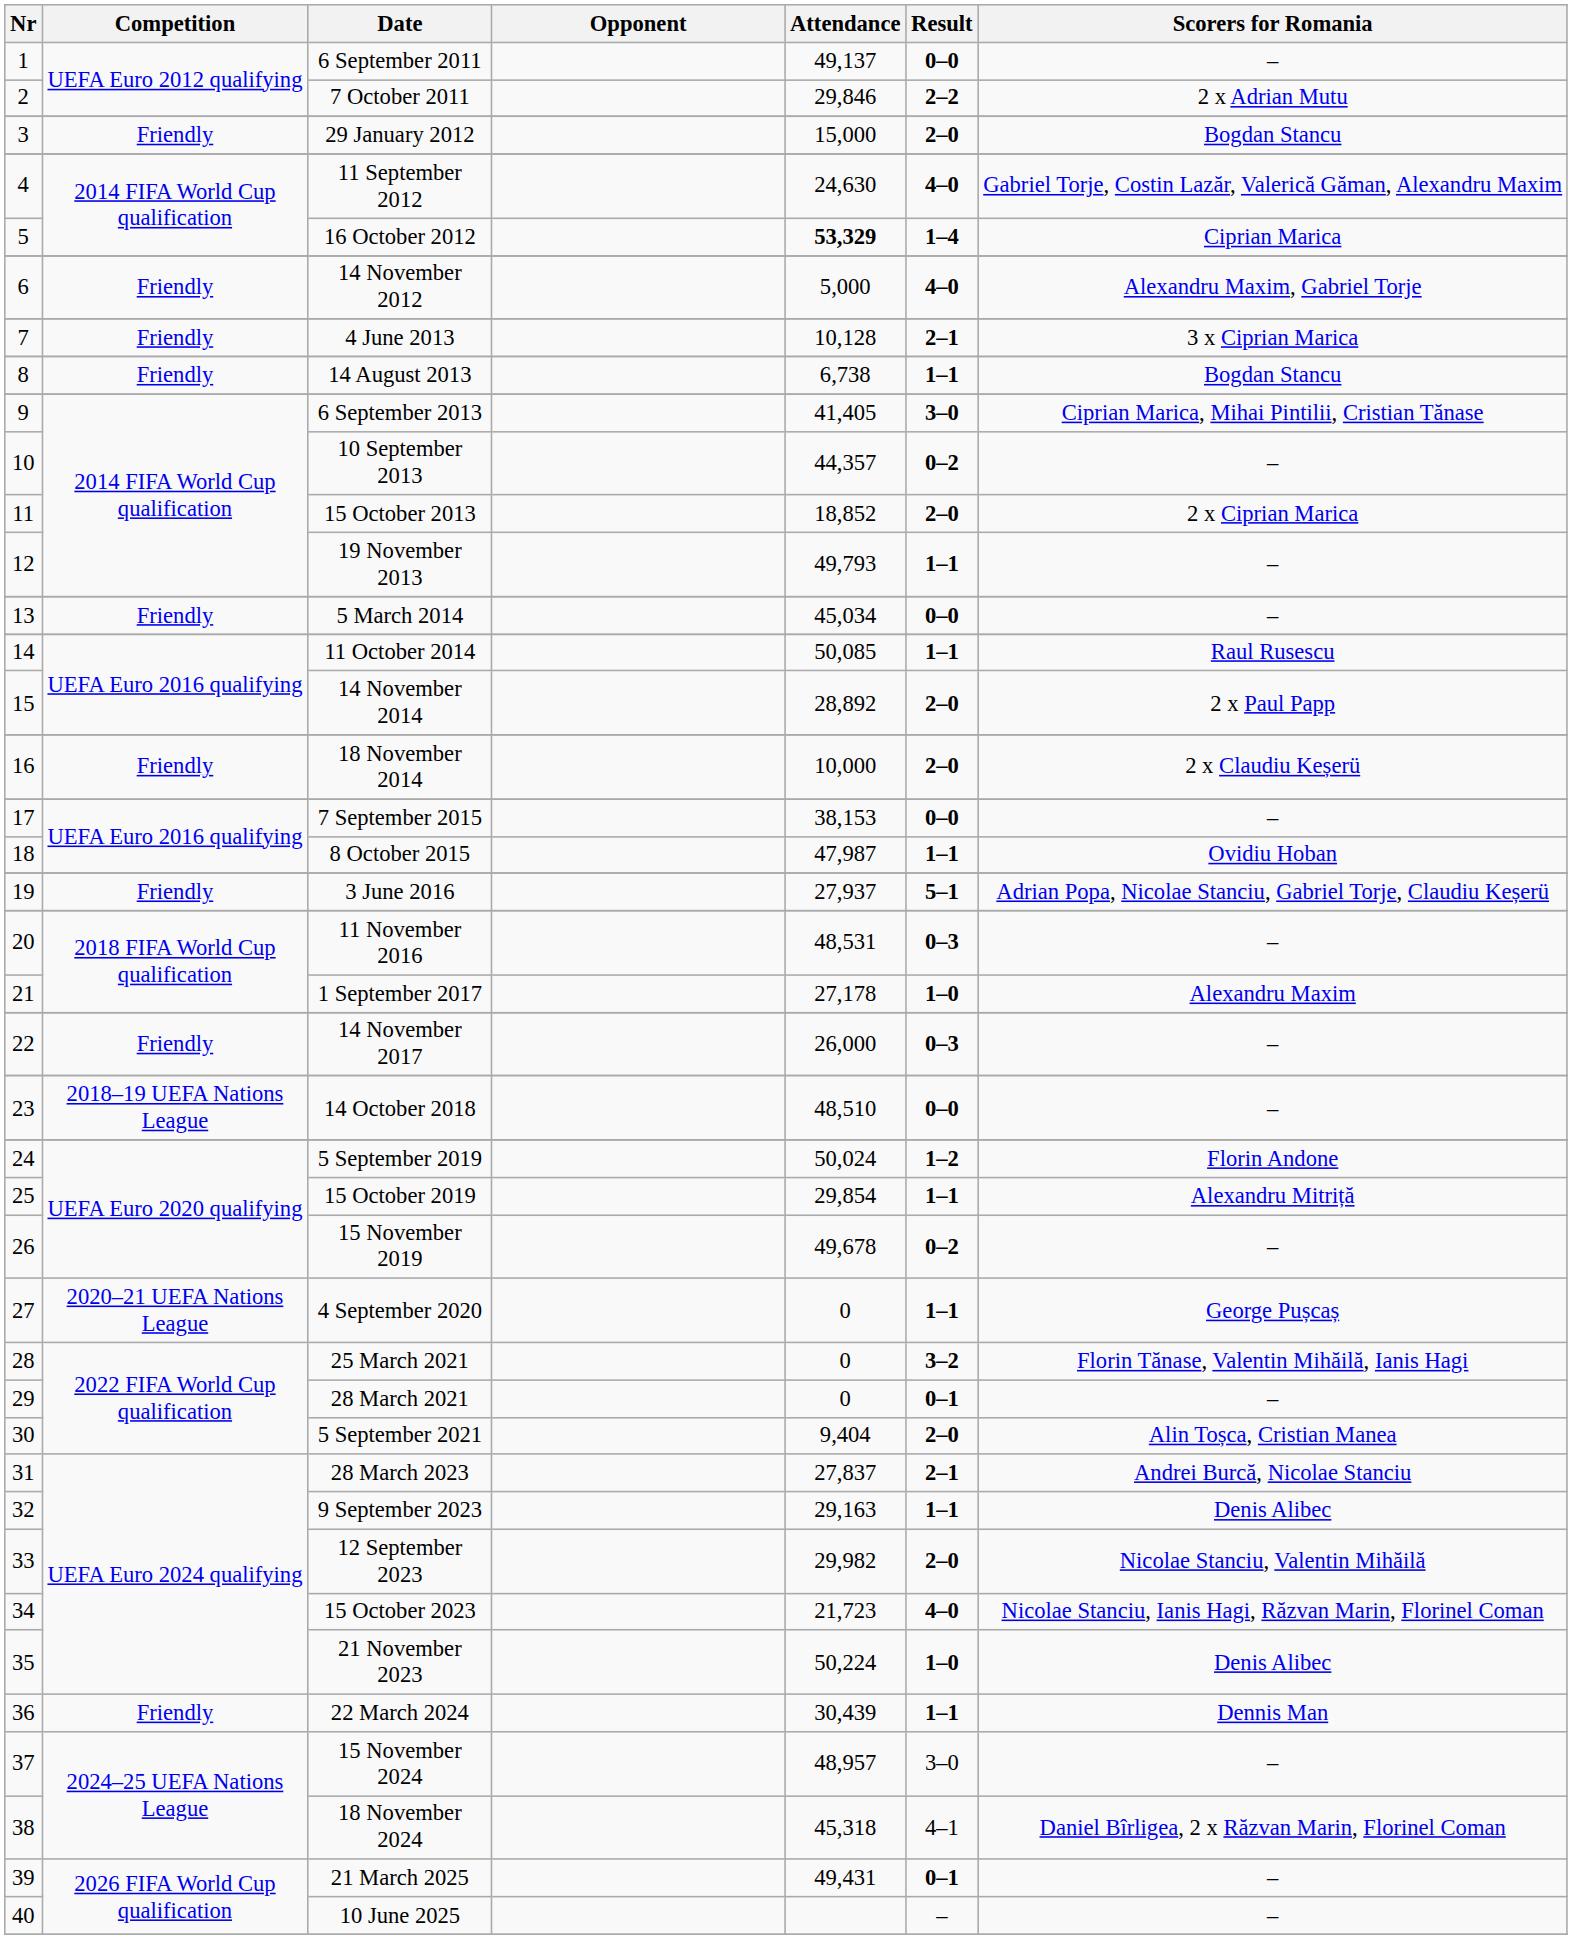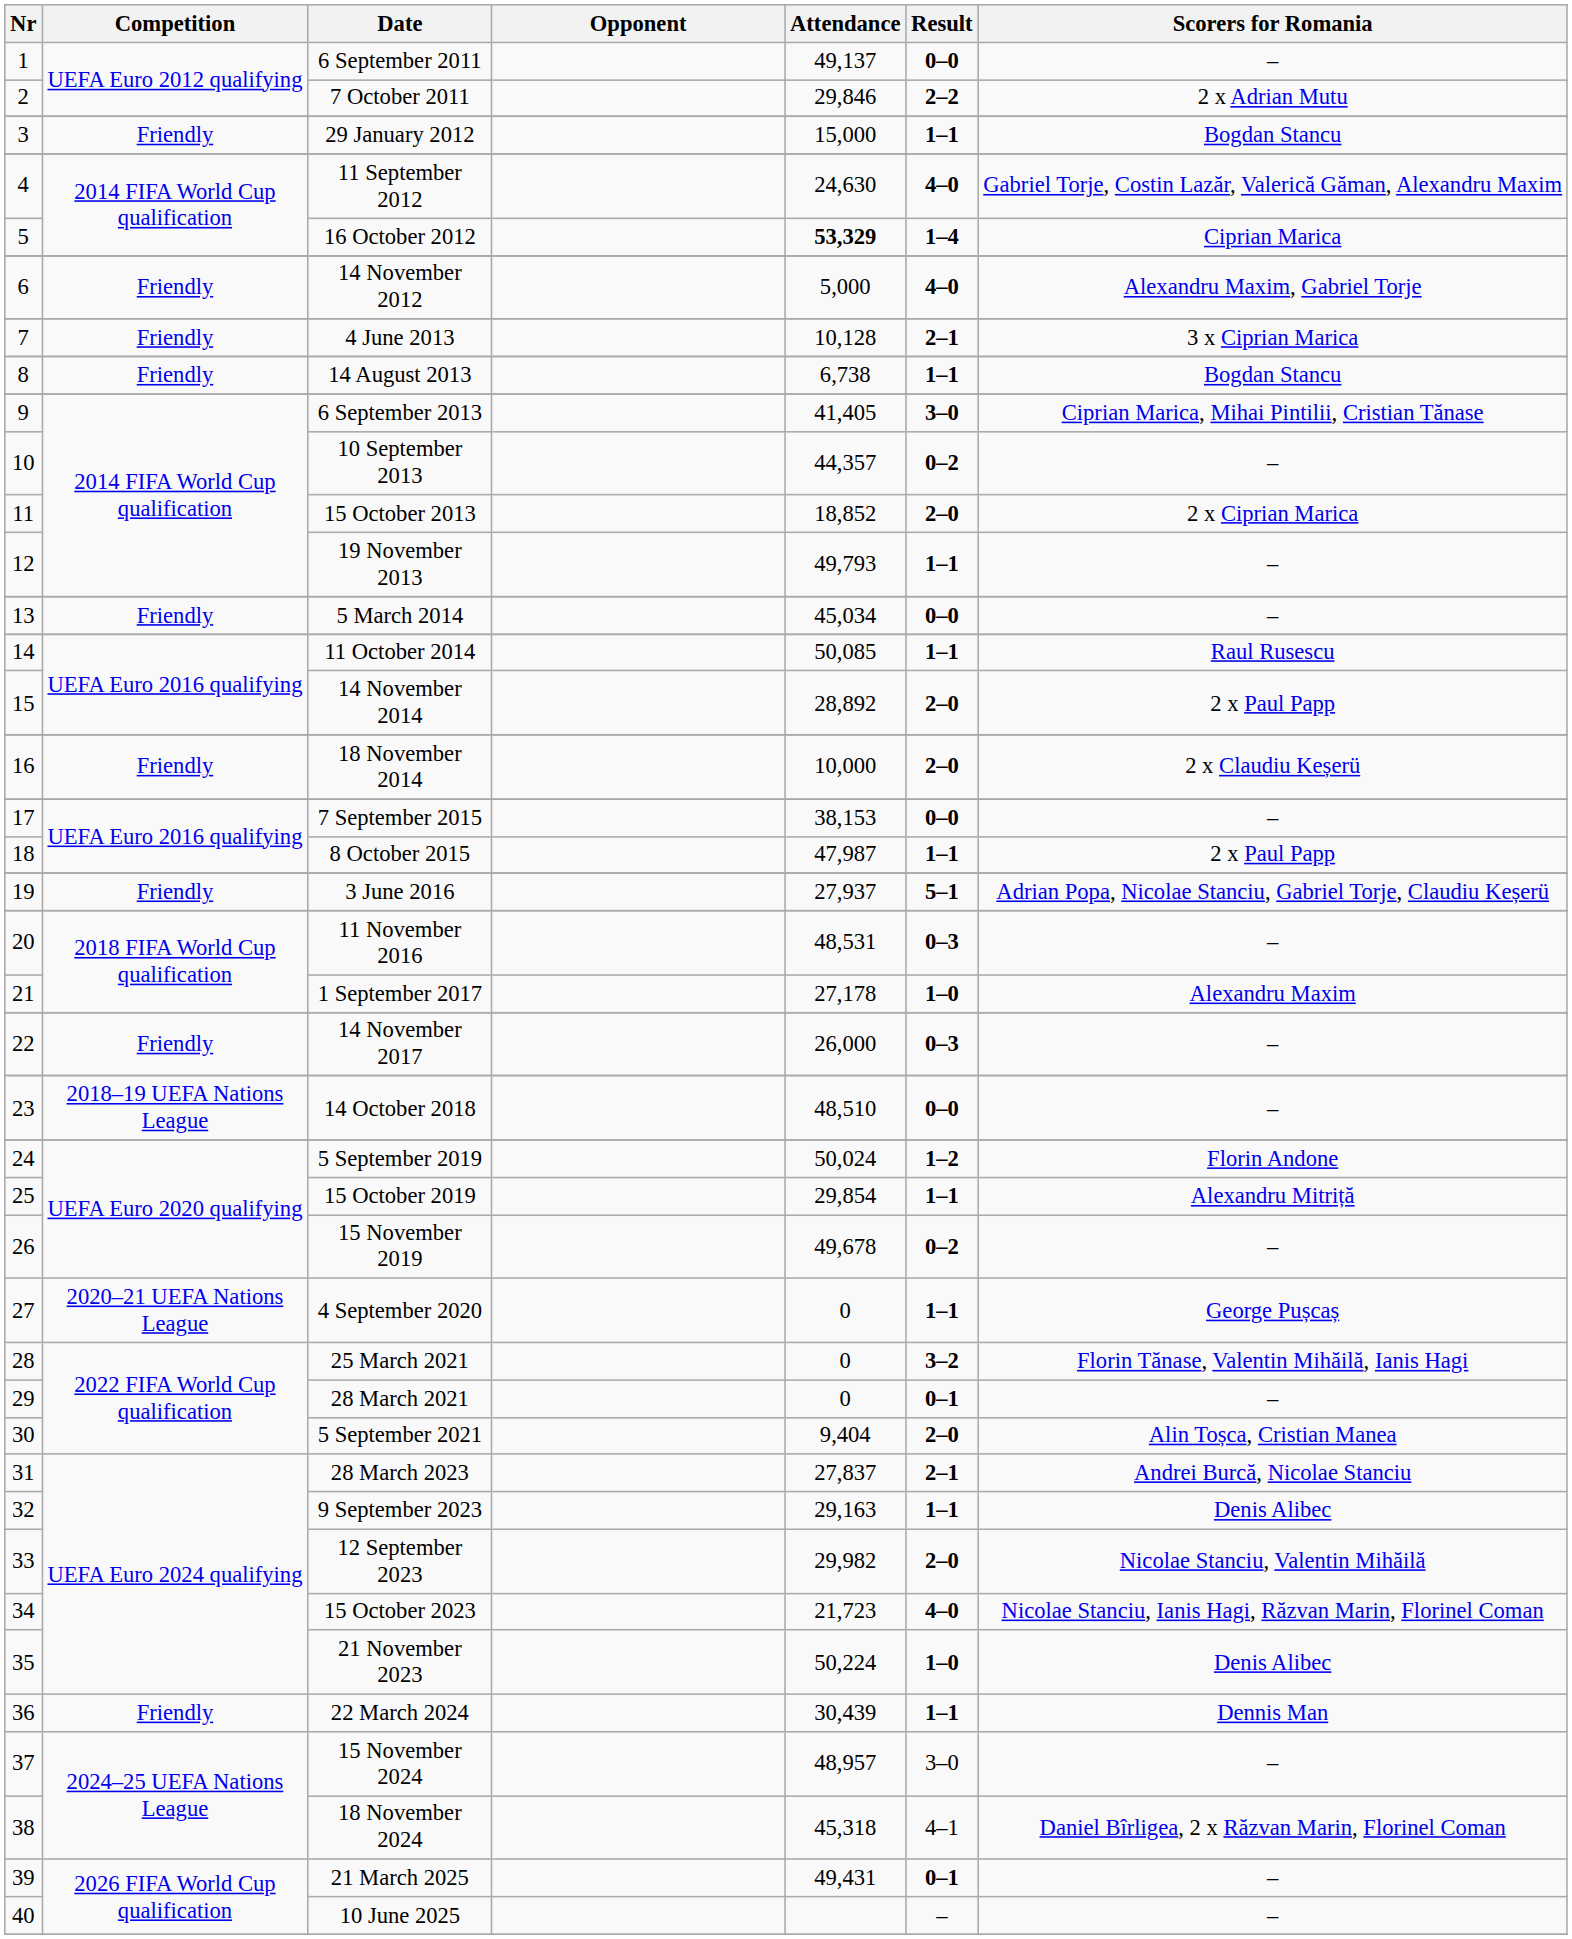(942, 135) 2–0 -> (942, 135) 1–1
(1273, 854) Ovidiu Hoban -> (1273, 854) 2 x Paul Papp
